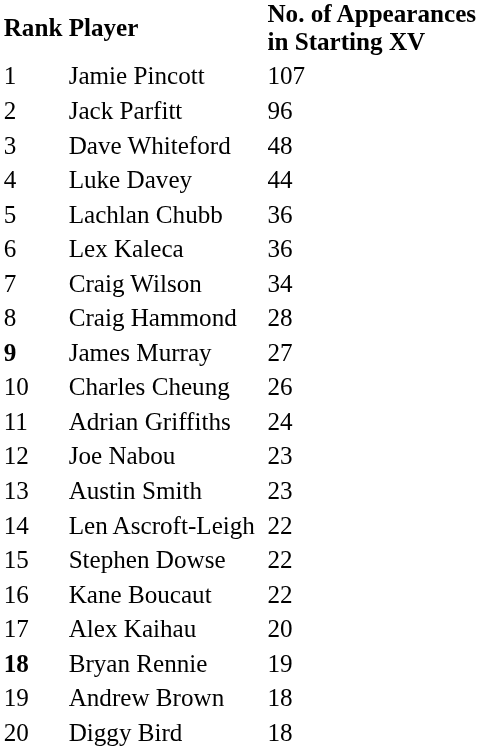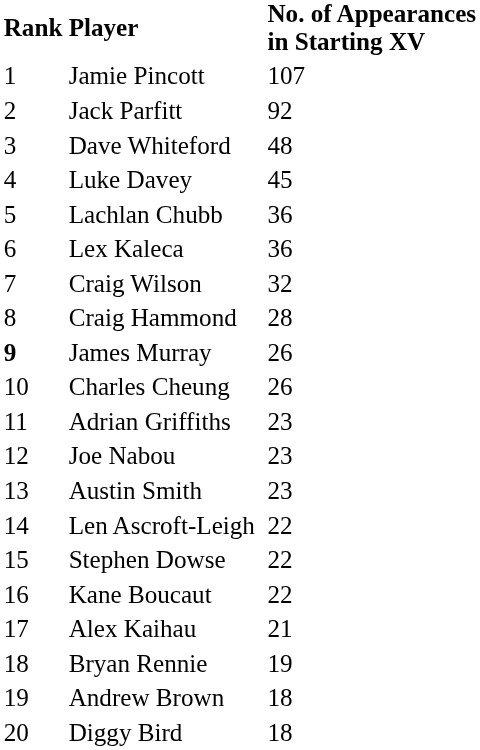(280, 110) 96 -> (280, 110) 92
(280, 179) 44 -> (280, 179) 45
(280, 283) 34 -> (280, 283) 32
(280, 352) 27 -> (280, 352) 26
(280, 421) 24 -> (280, 421) 23
(280, 628) 20 -> (280, 628) 21
(16, 663) bold -> (16, 663) normal
